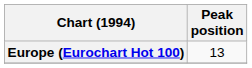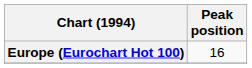(217, 52) 13 -> (217, 52) 16
